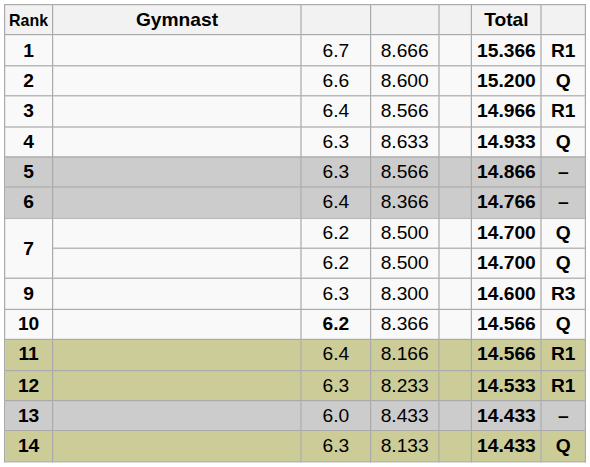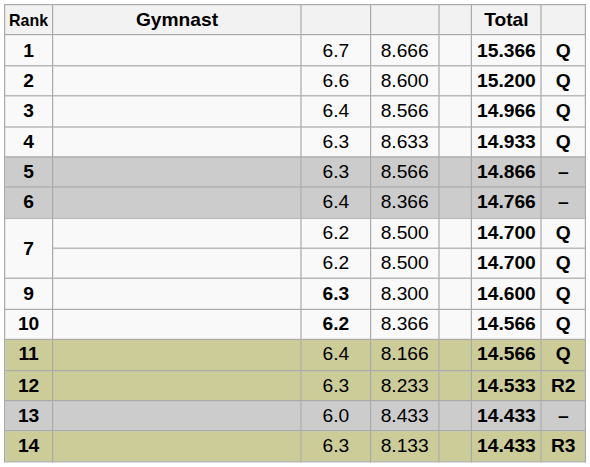(563, 50) R1 -> (563, 50) Q
(563, 111) R1 -> (563, 111) Q
(336, 293) normal -> (336, 293) bold
(563, 293) R3 -> (563, 293) Q
(563, 354) R1 -> (563, 354) Q
(563, 385) R1 -> (563, 385) R2
(563, 446) Q -> (563, 446) R3
